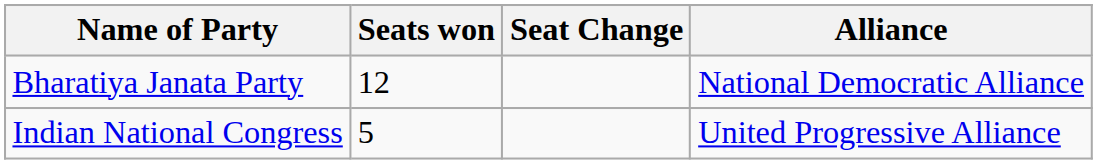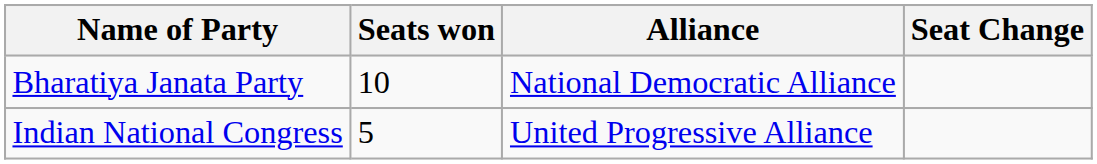columns swapped: (597, 30) <-> (891, 30)
(374, 81) 12 -> (374, 81) 10
